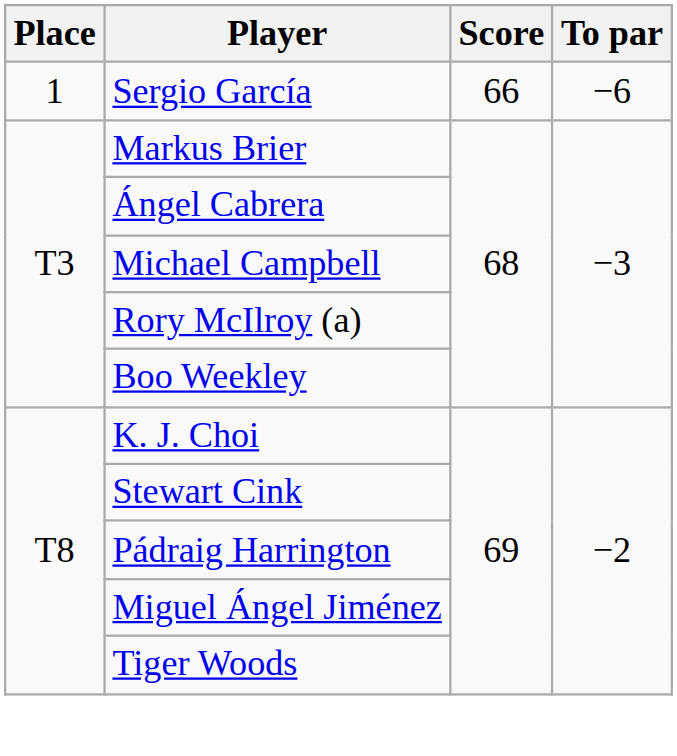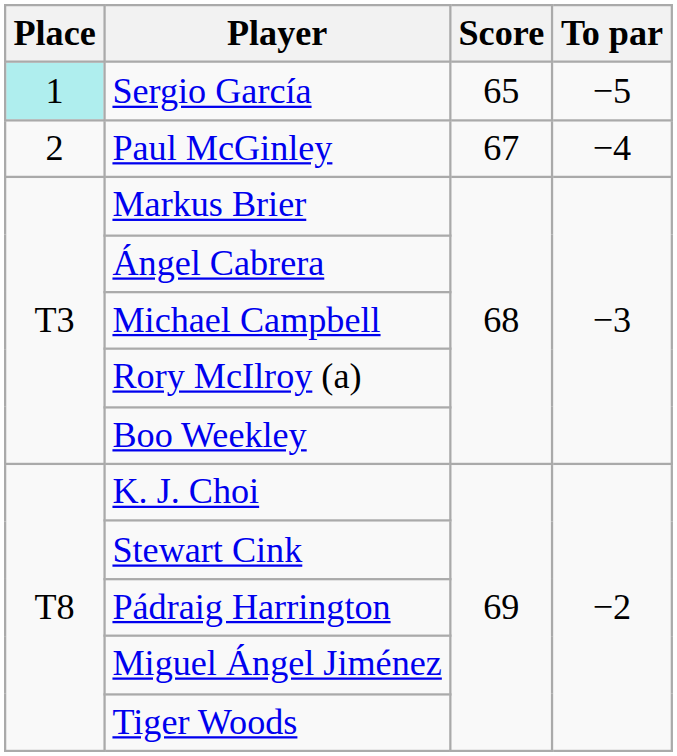(55, 90) no background -> (55, 90) paleturquoise background
(501, 90) 66 -> (501, 90) 65
(612, 90) −6 -> (612, 90) −5
+ row: (222, 147)
